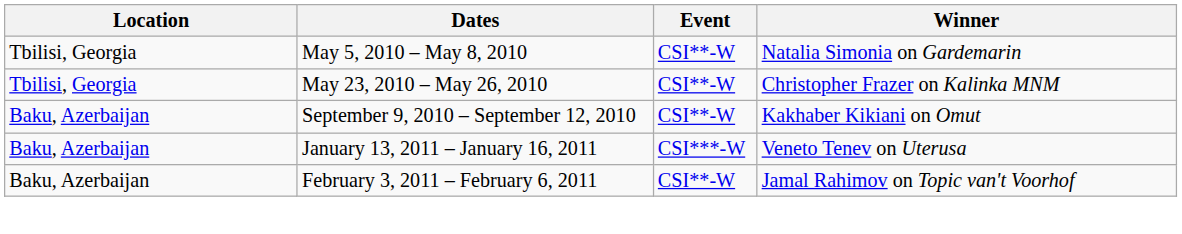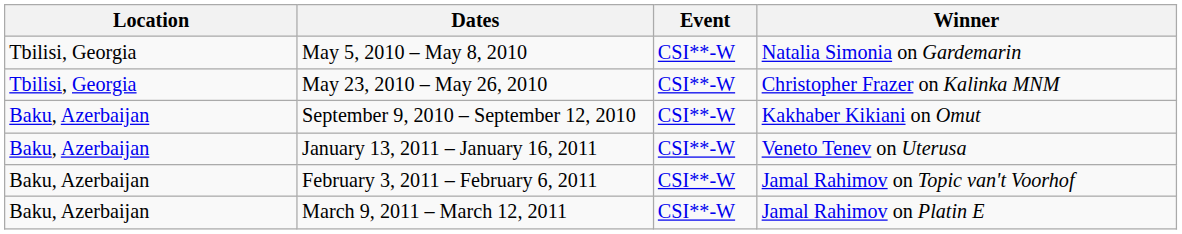(702, 148) CSI***-W -> (696, 148) CSI**-W
+ row: (435, 212)
